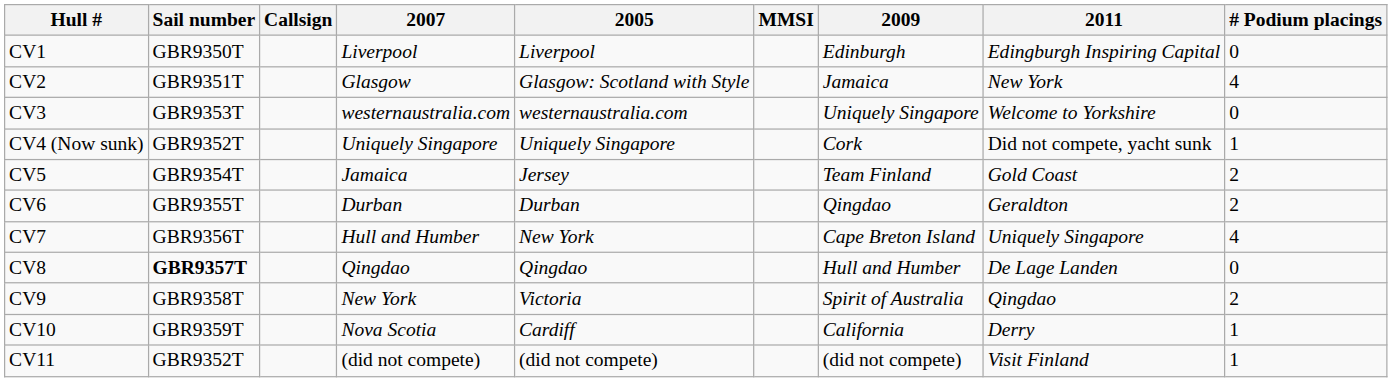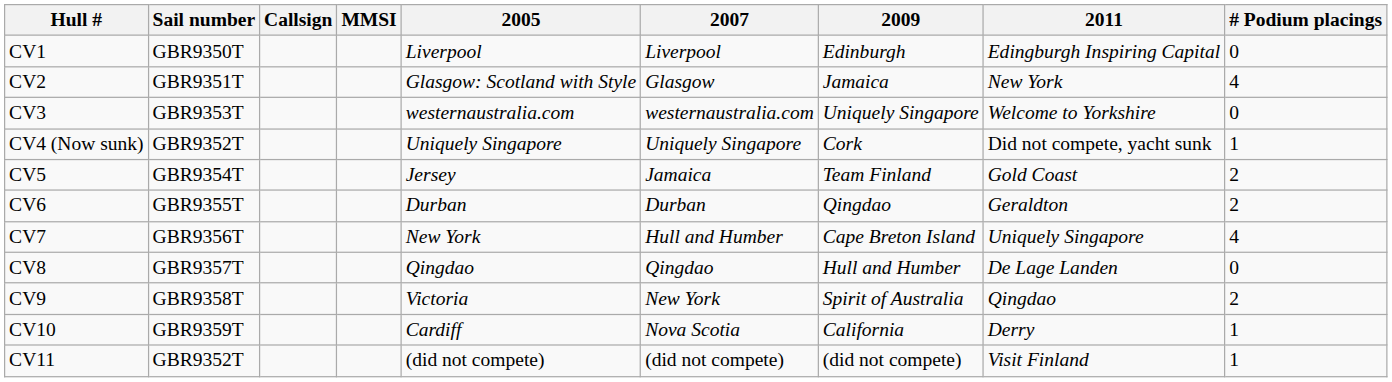columns swapped: (786, 19) <-> (426, 19)
(200, 267) bold -> (198, 267) normal
